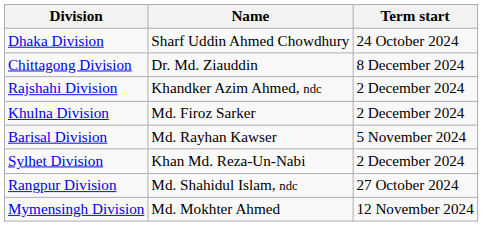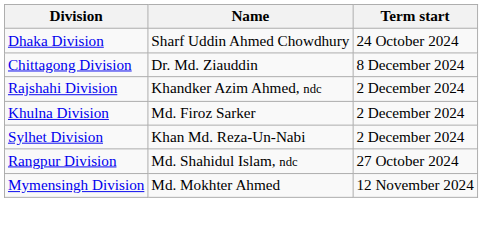- row: (58, 137)
